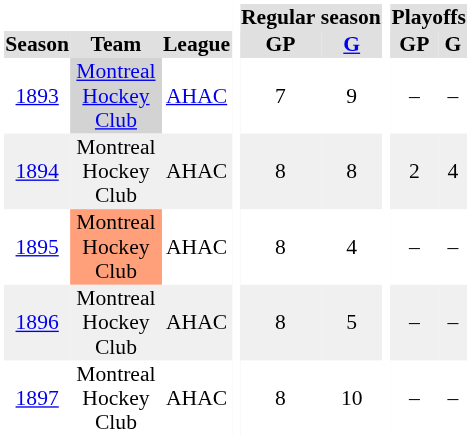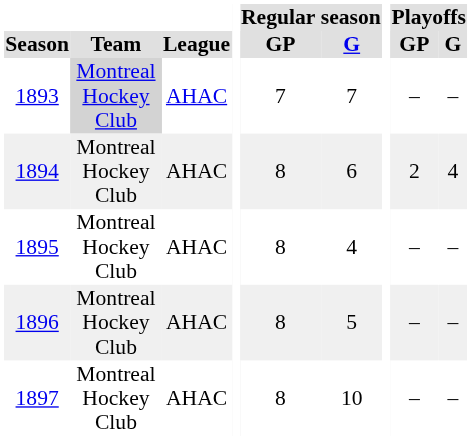(352, 95) 9 -> (352, 95) 7
(352, 171) 8 -> (352, 171) 6
(116, 246) lightsalmon background -> (116, 246) no background
